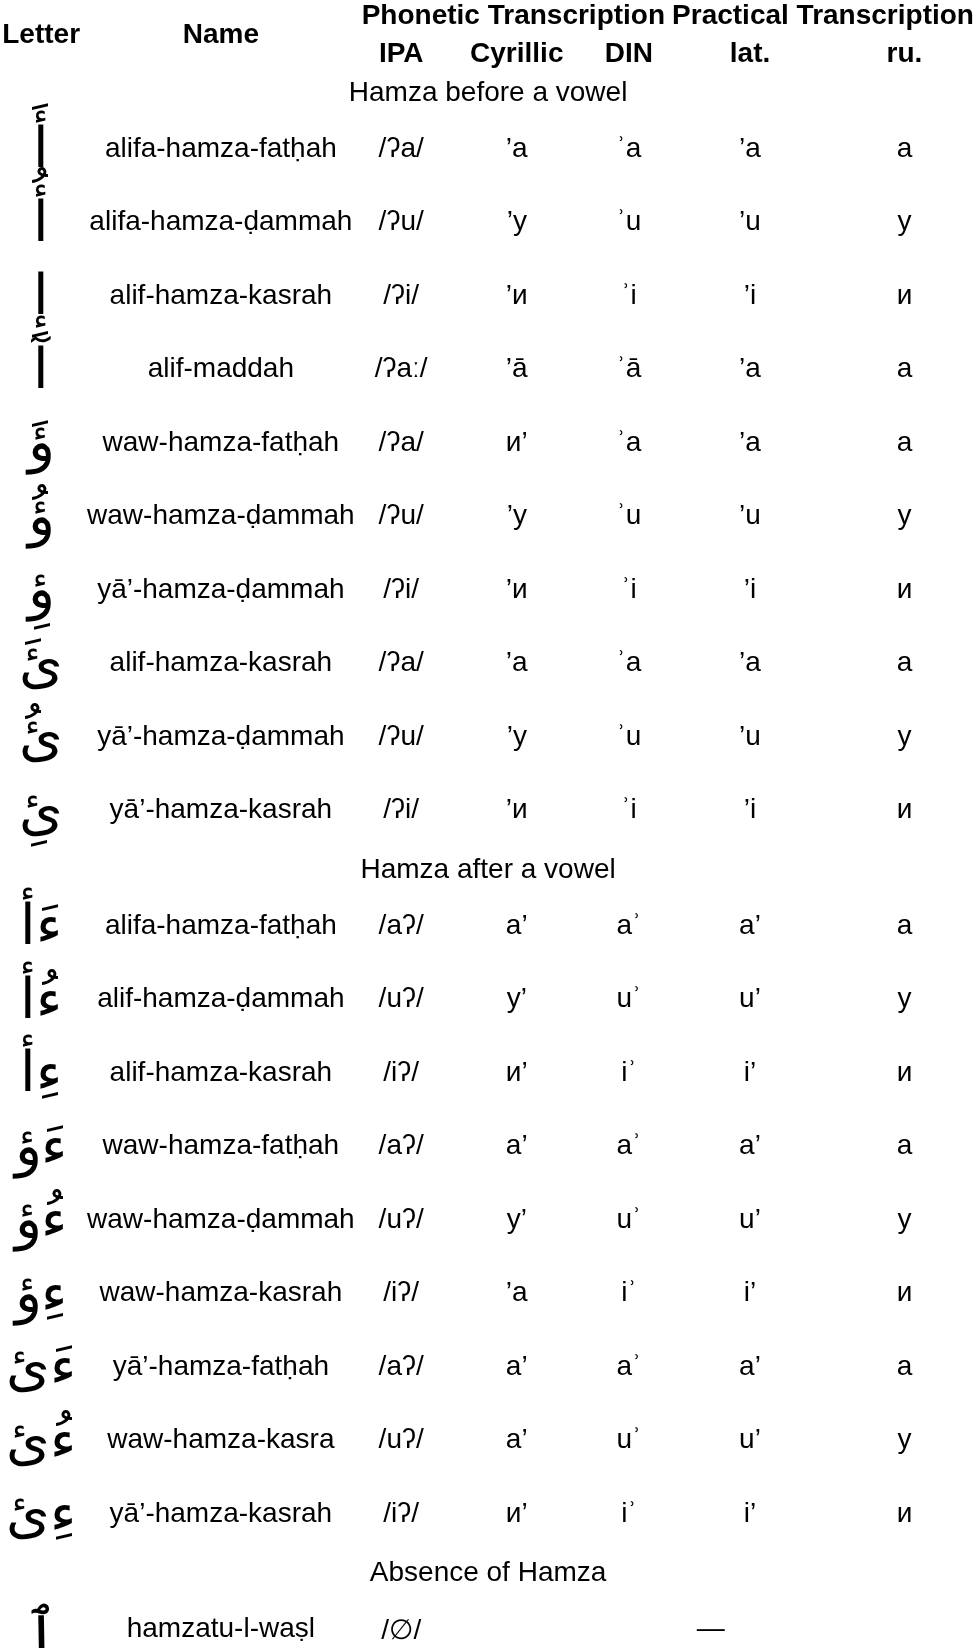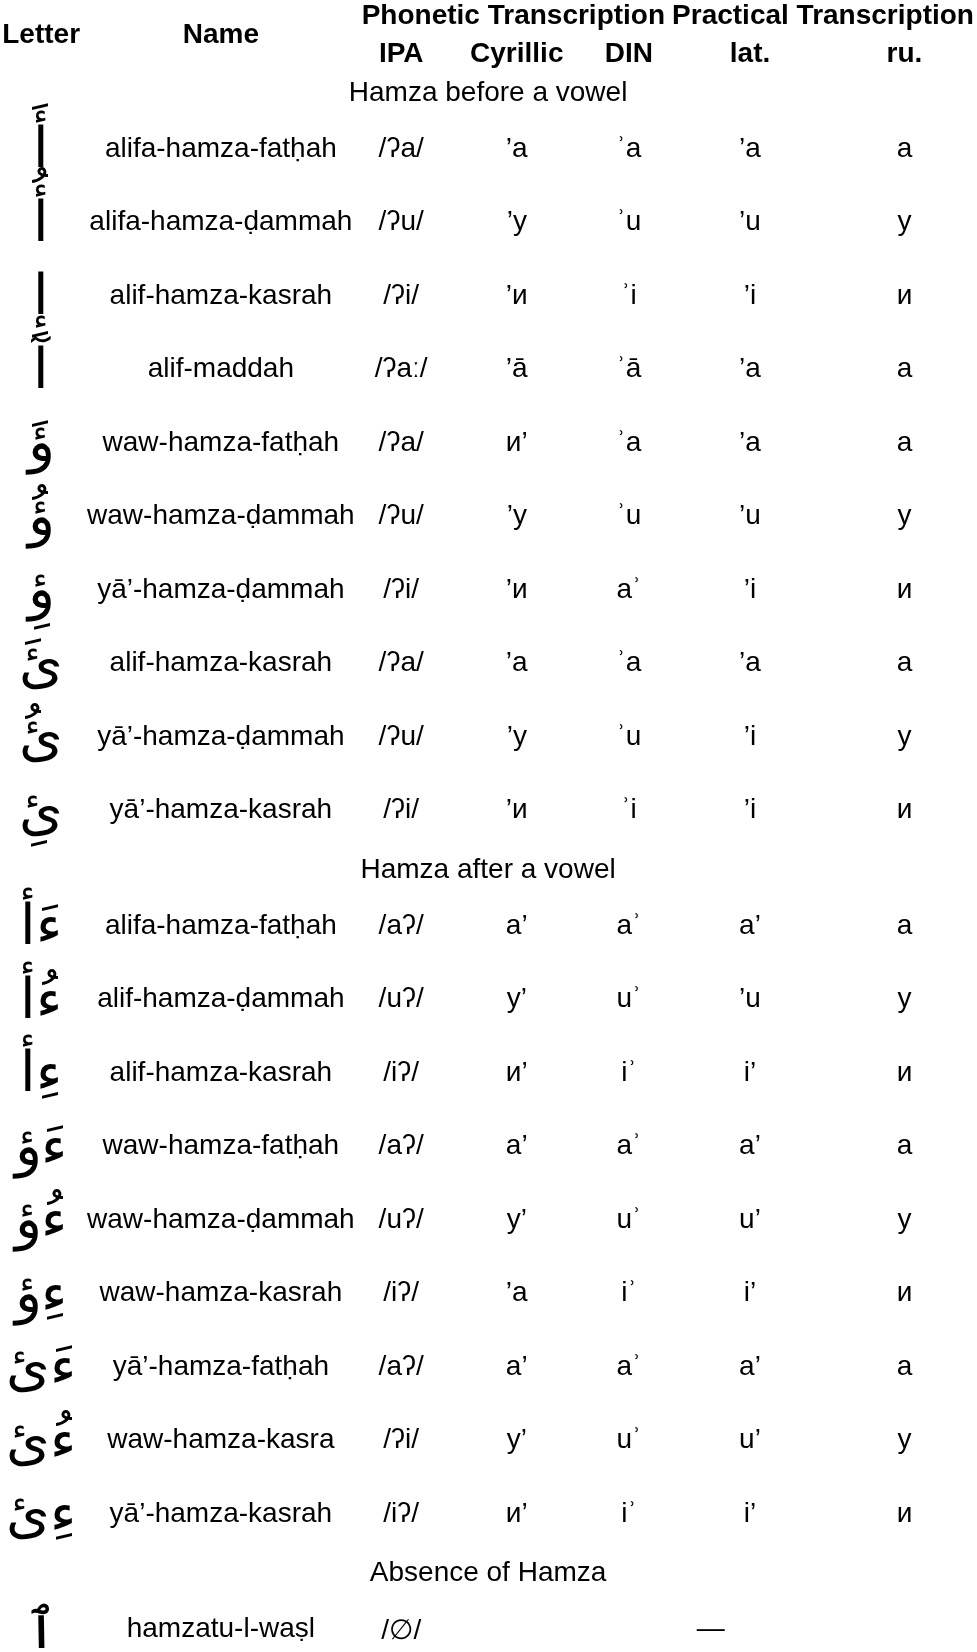(629, 588) ʾi -> (629, 588) aʾ
(750, 735) ’u -> (750, 735) ’i
(750, 998) u’ -> (750, 998) ’u
(401, 1439) /uʔ/ -> (401, 1439) /ʔi/
(517, 1439) а’ -> (517, 1439) у’
